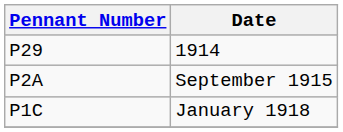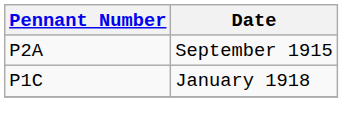- row: (26, 50)
